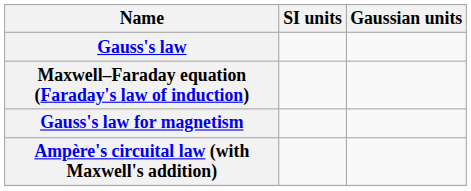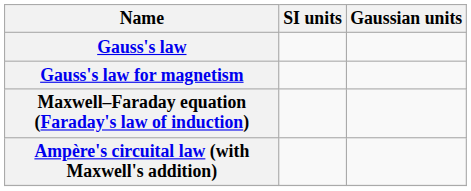rows swapped: (142, 123) <-> (142, 84)
